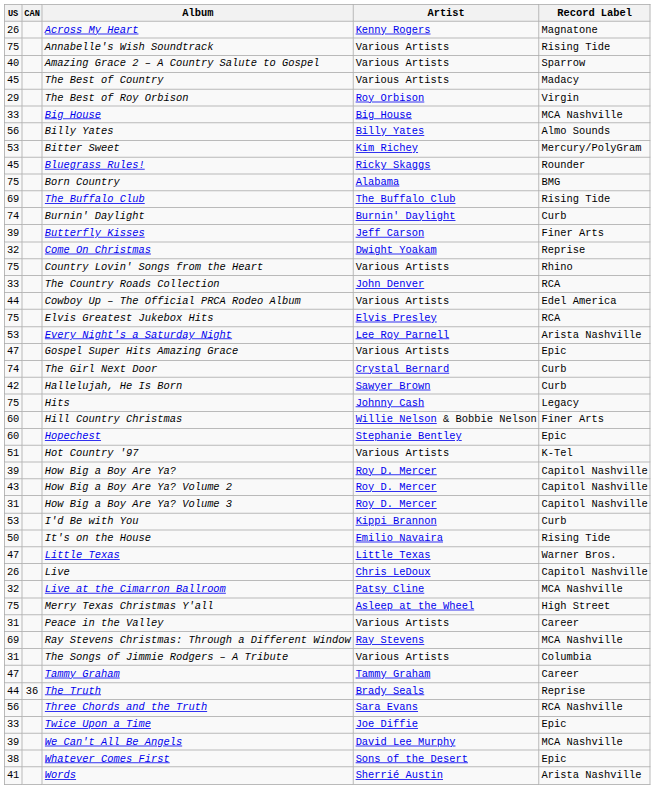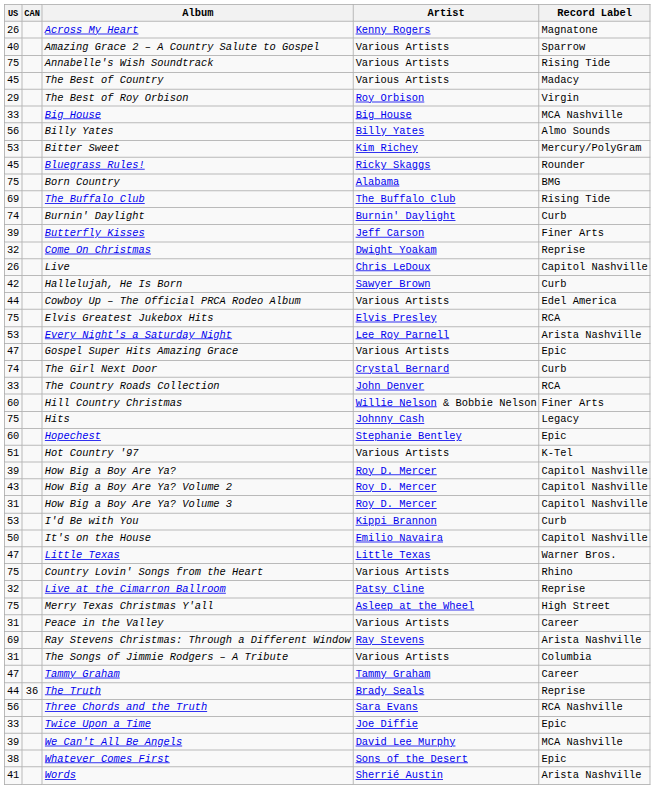rows swapped: (182, 64) <-> (129, 47)
rows swapped: (154, 267) <-> (57, 572)
rows swapped: (132, 284) <-> (114, 386)
rows swapped: (114, 420) <-> (57, 403)
(576, 538) Rising Tide -> (595, 538) Capitol Nashville
(582, 589) MCA Nashville -> (563, 589) Reprise
(582, 640) MCA Nashville -> (592, 640) Arista Nashville
